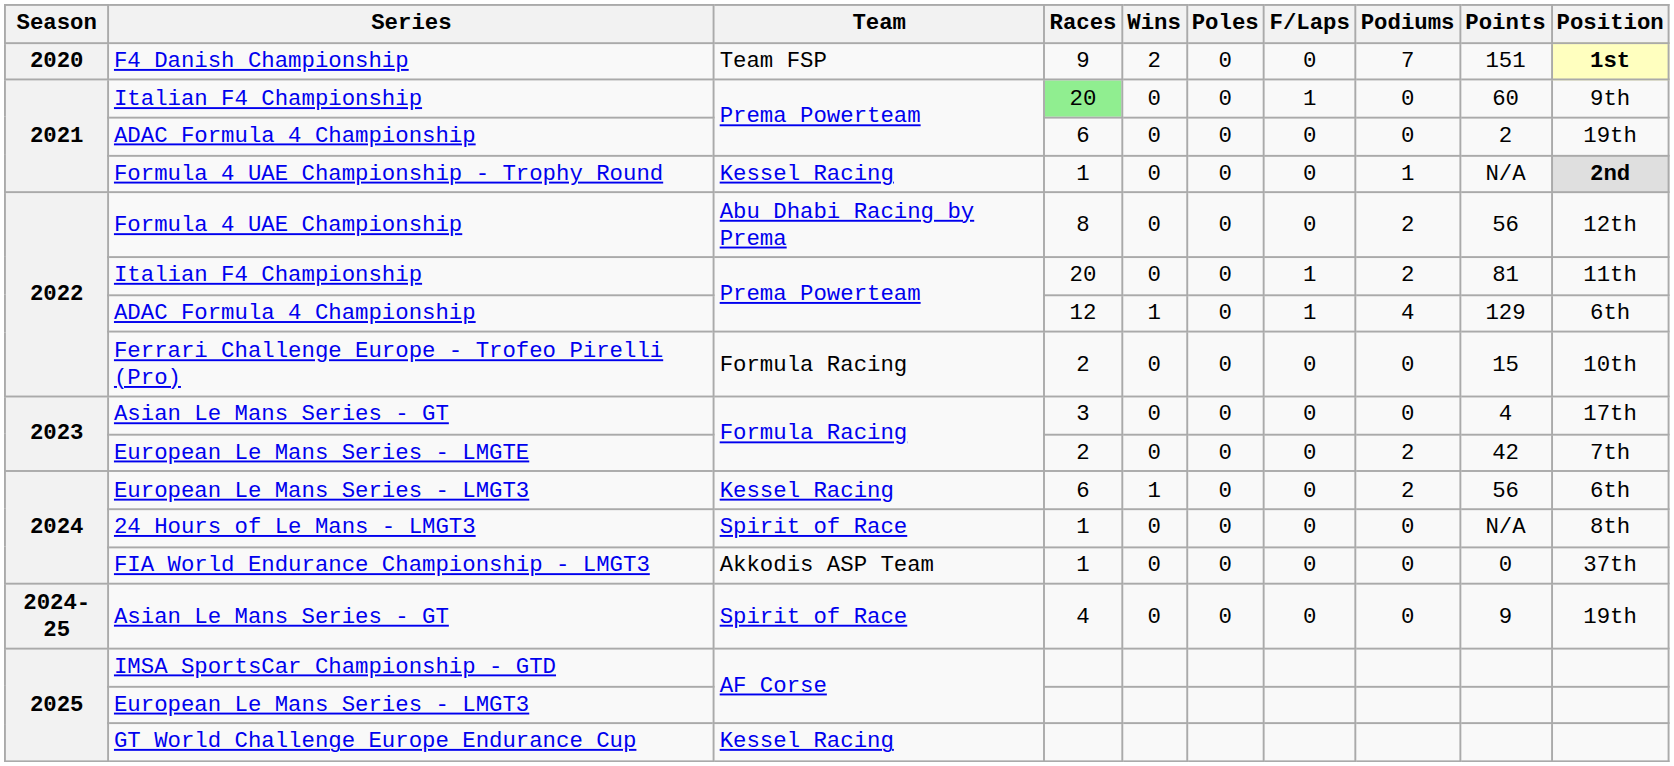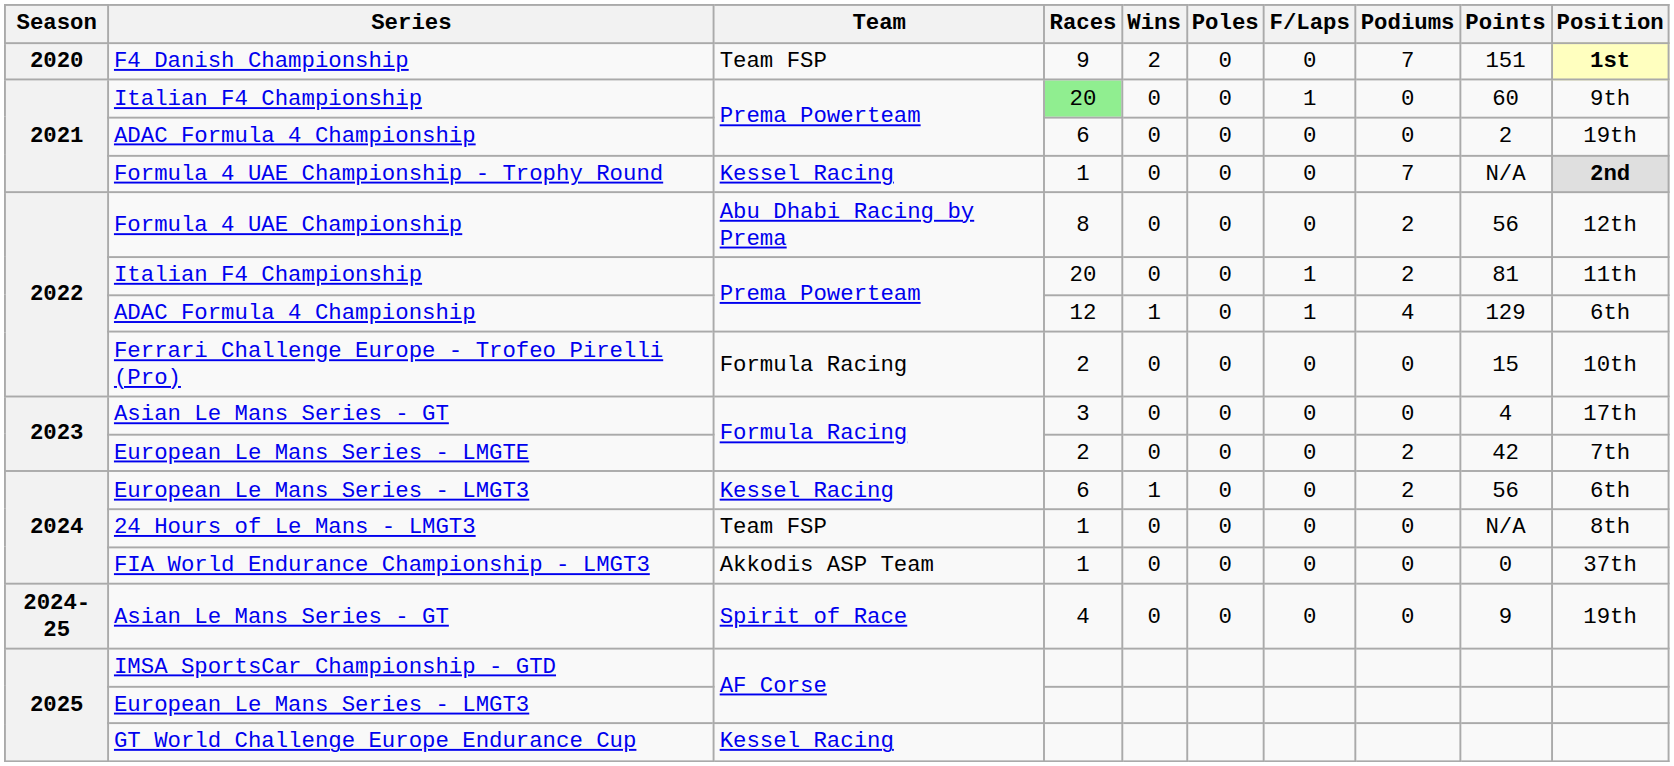(1408, 174) 1 -> (1408, 174) 7
(813, 527) Spirit of Race -> (773, 527) Team FSP
